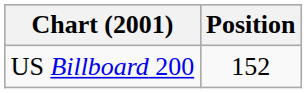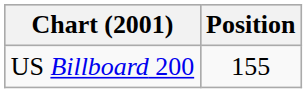(251, 66) 152 -> (251, 66) 155
